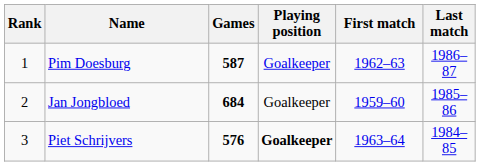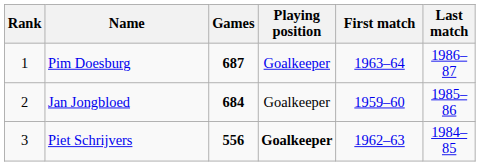(233, 63) 587 -> (233, 63) 687
(380, 63) 1962–63 -> (380, 63) 1963–64
(233, 141) 576 -> (233, 141) 556
(380, 141) 1963–64 -> (380, 141) 1962–63
